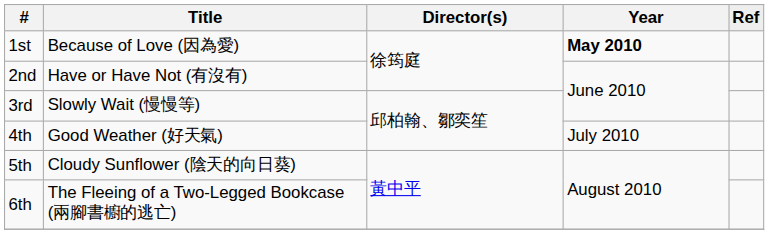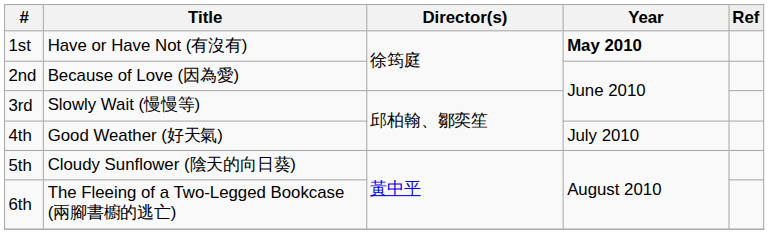(143, 45) Because of Love (因為愛) -> (148, 45) Have or Have Not (有沒有)
(148, 75) Have or Have Not (有沒有) -> (143, 75) Because of Love (因為愛)
